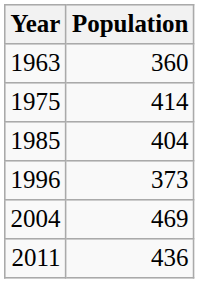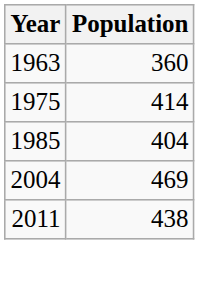- row: (35, 180)
(170, 257) 436 -> (170, 219) 438
